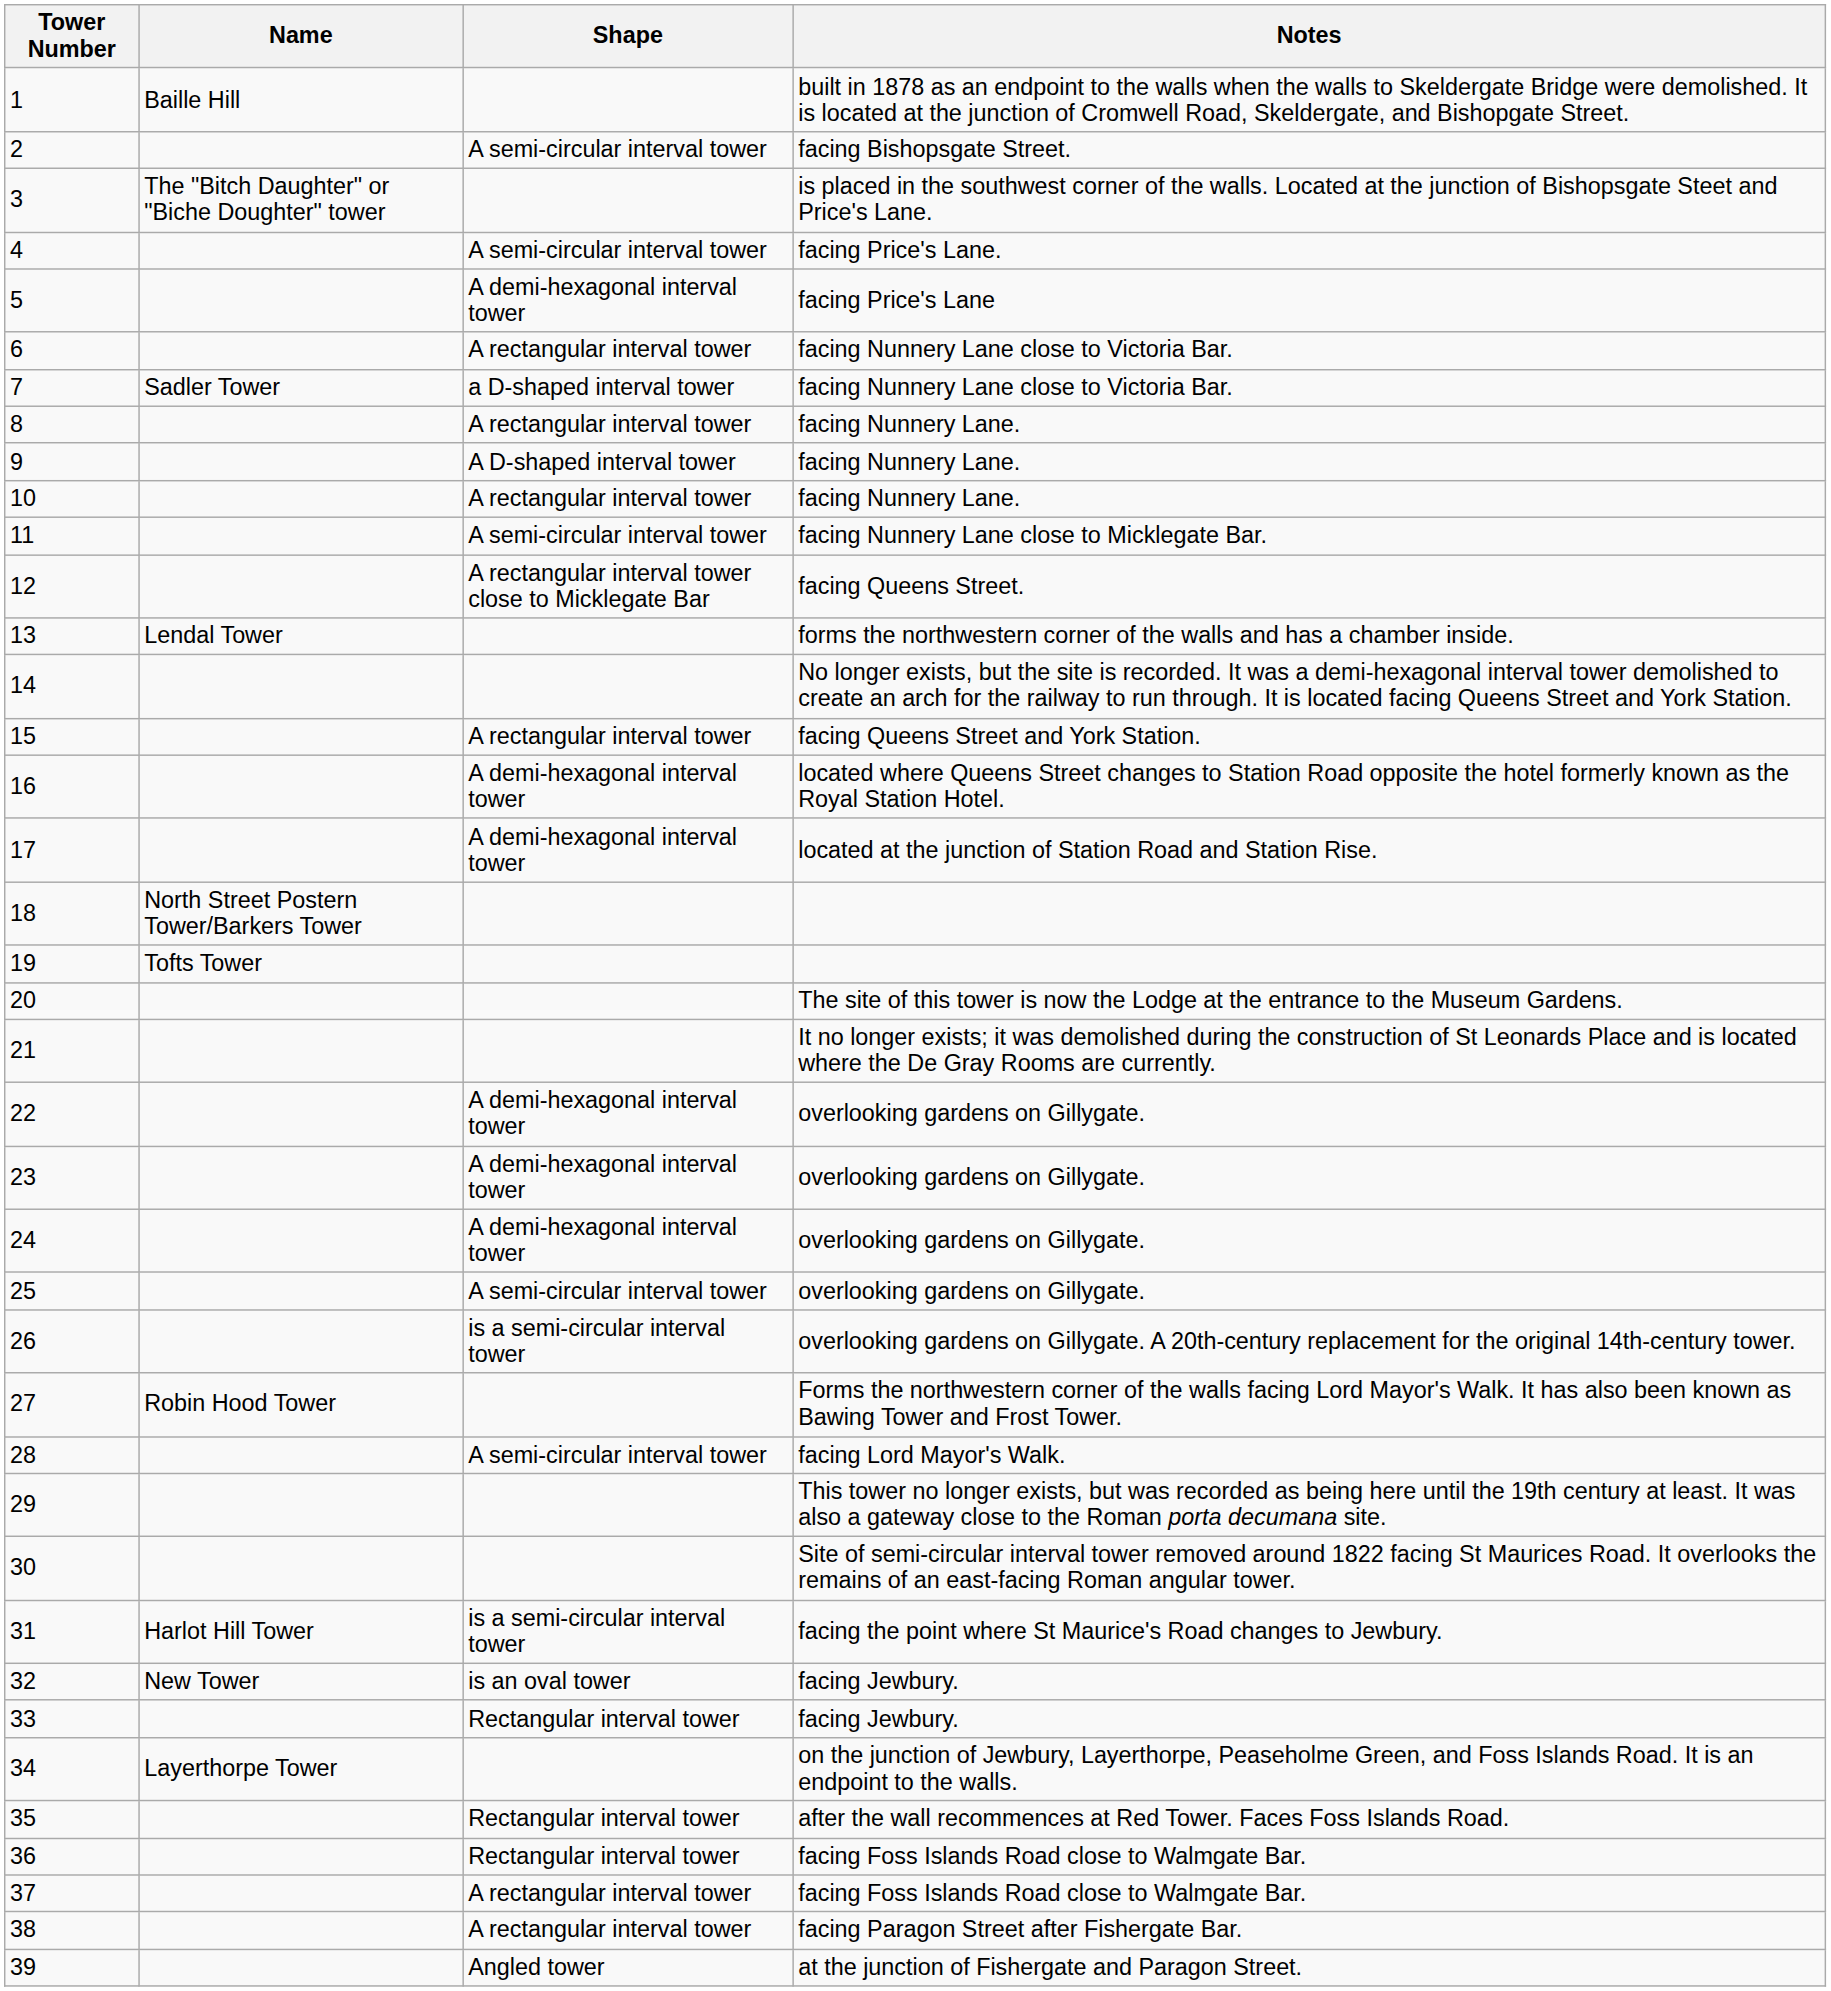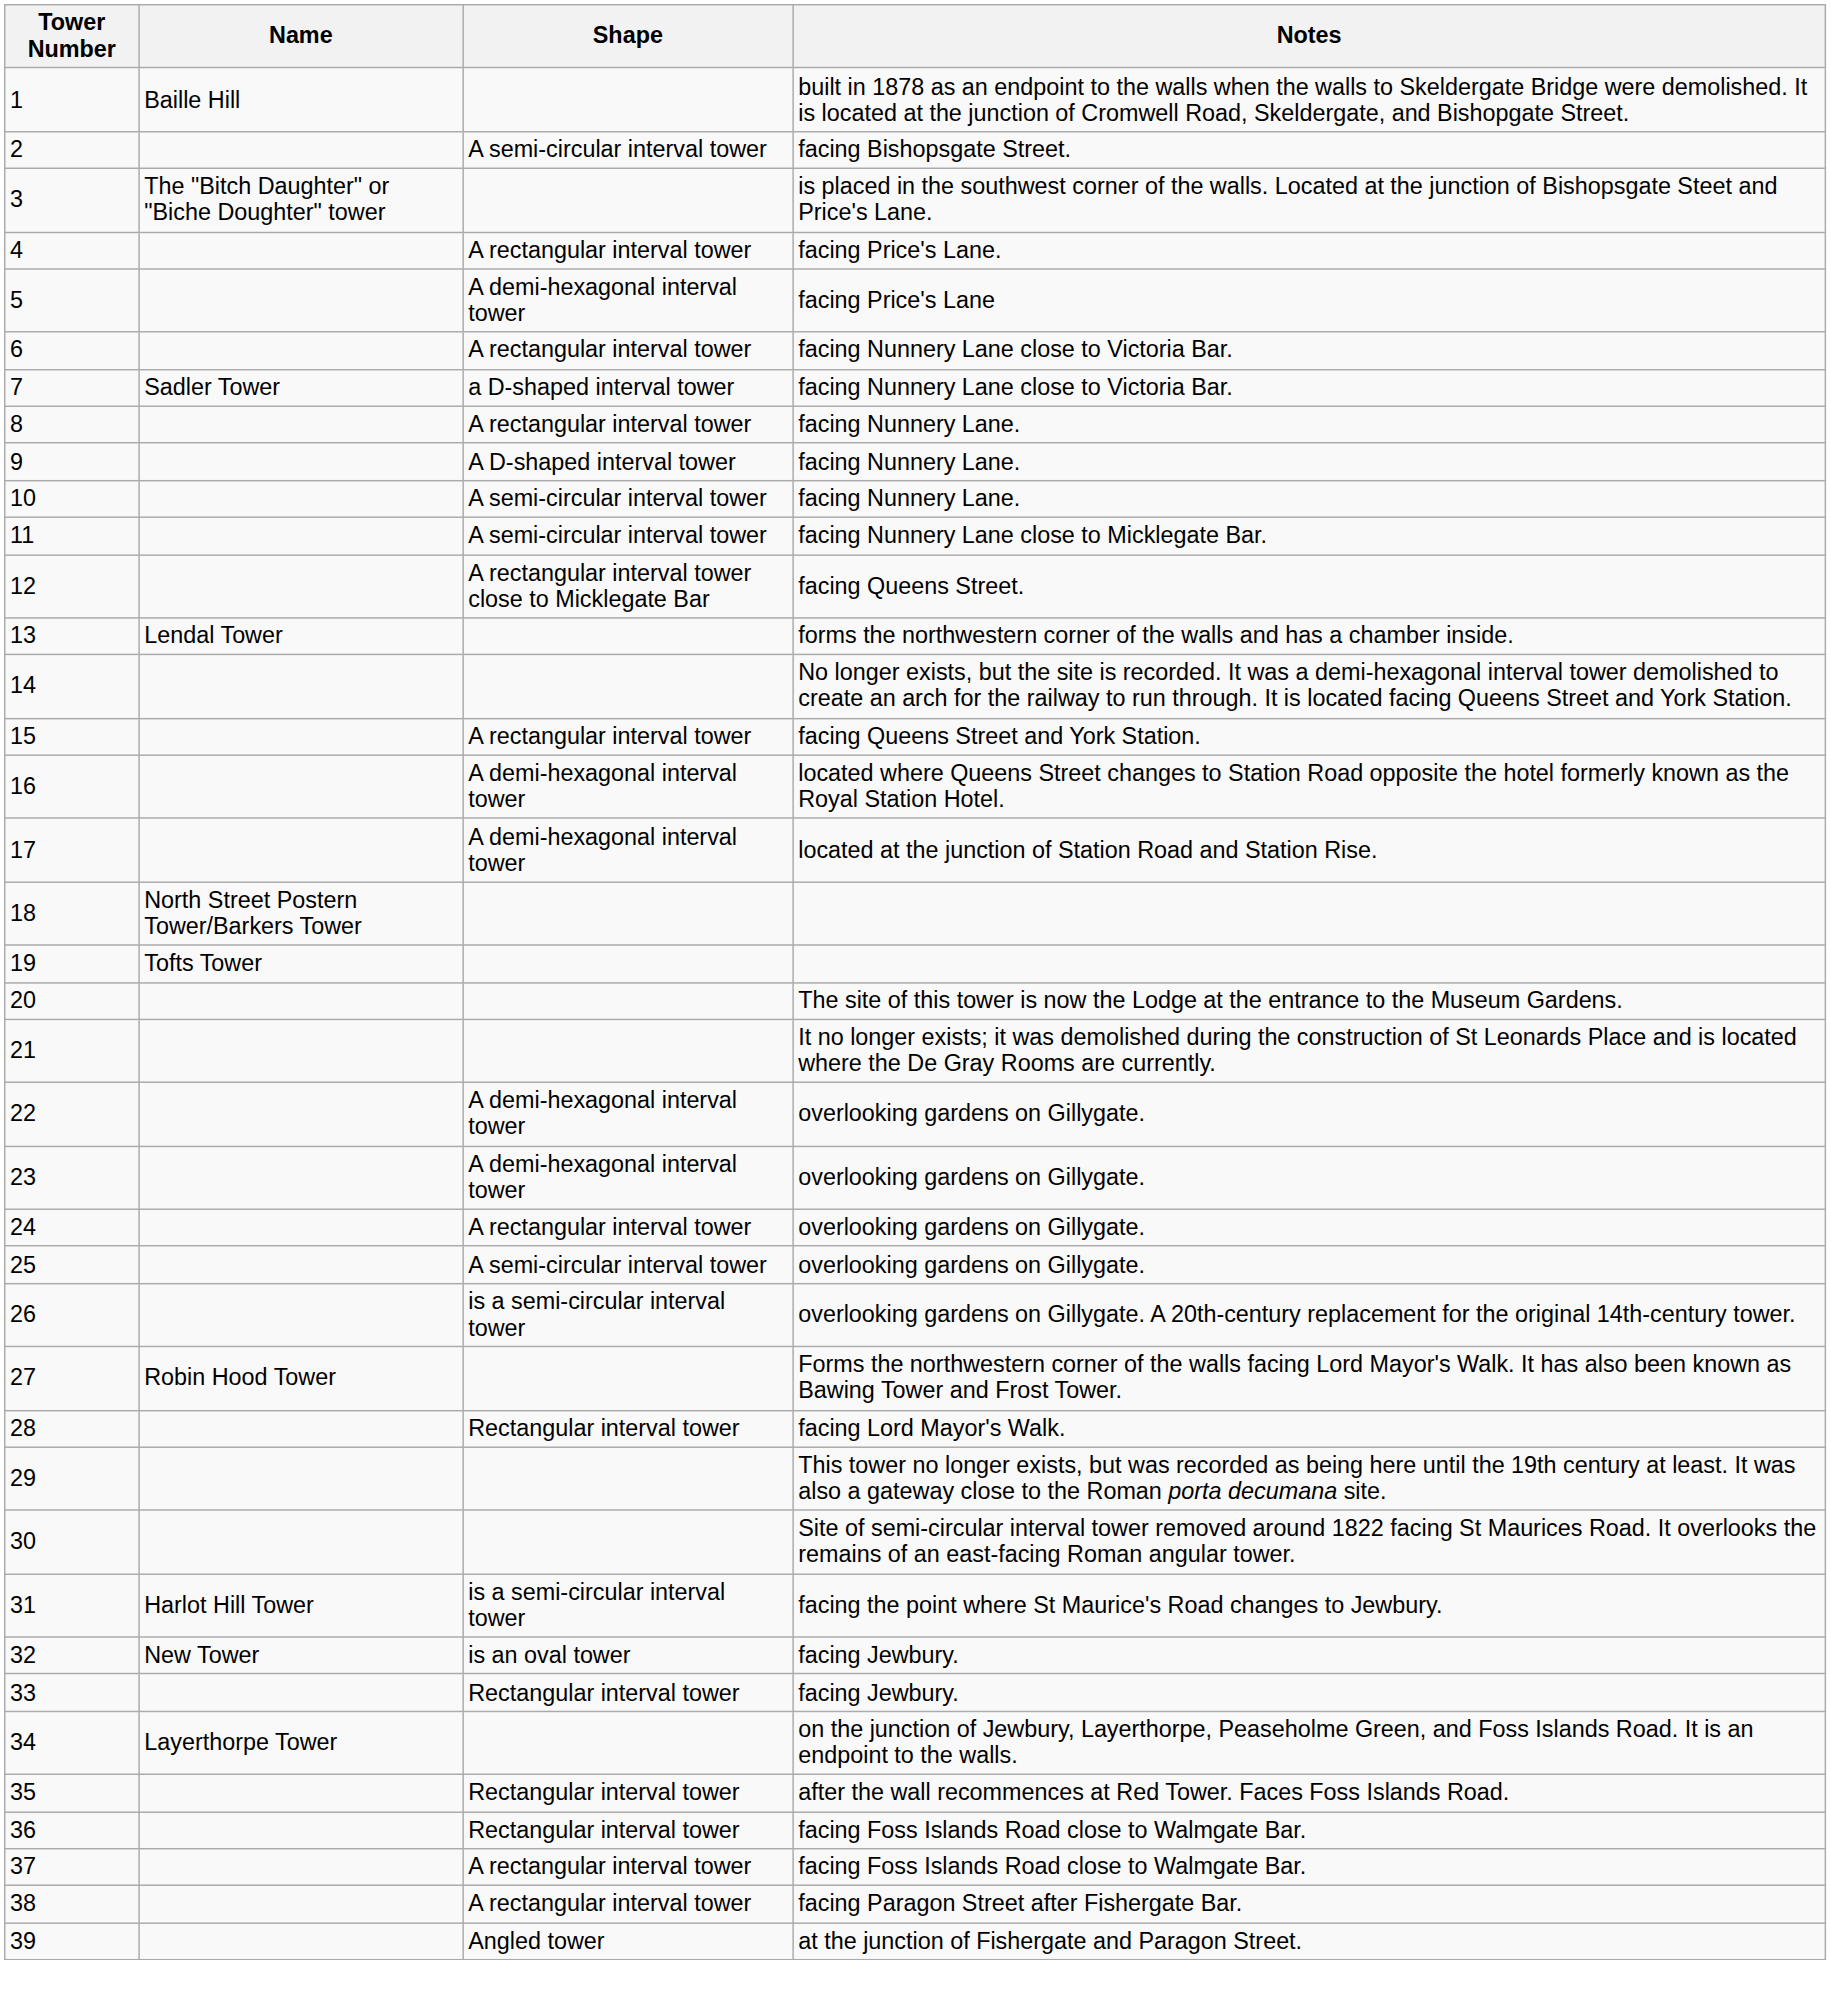(617, 250) A semi-circular interval tower -> (610, 250) A rectangular interval tower
(610, 498) A rectangular interval tower -> (617, 498) A semi-circular interval tower
(603, 1240) A demi-hexagonal interval tower -> (610, 1227) A rectangular interval tower
(617, 1454) A semi-circular interval tower -> (604, 1428) Rectangular interval tower
